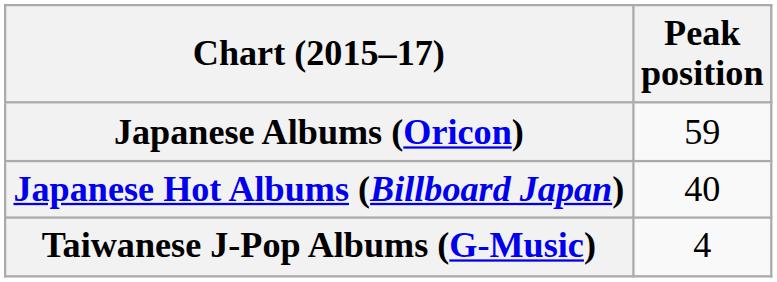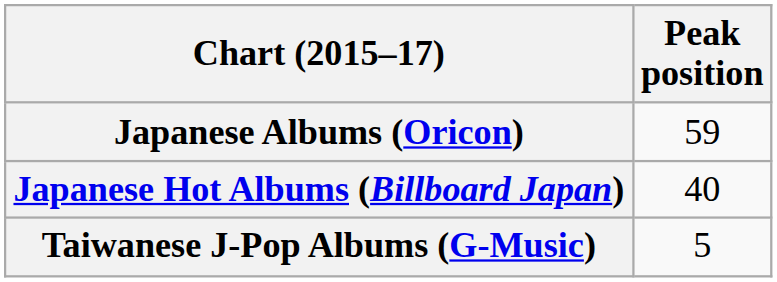(702, 245) 4 -> (702, 245) 5
